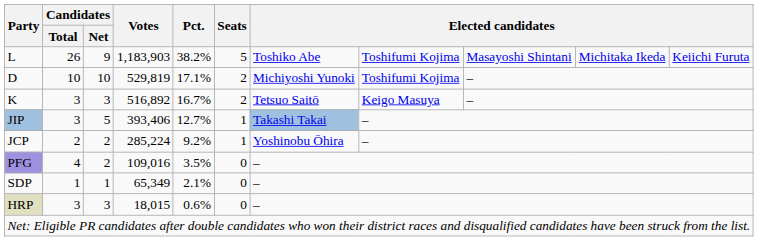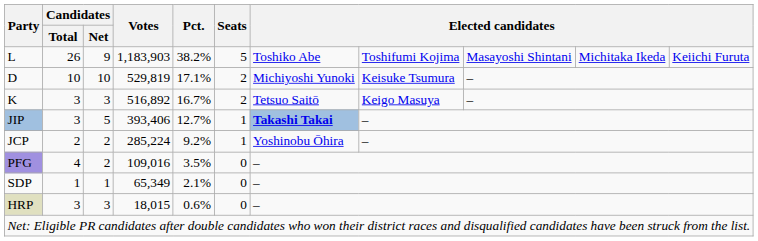(411, 78) Toshifumi Kojima -> (408, 78) Keisuke Tsumura
(290, 120) normal -> (293, 120) bold
